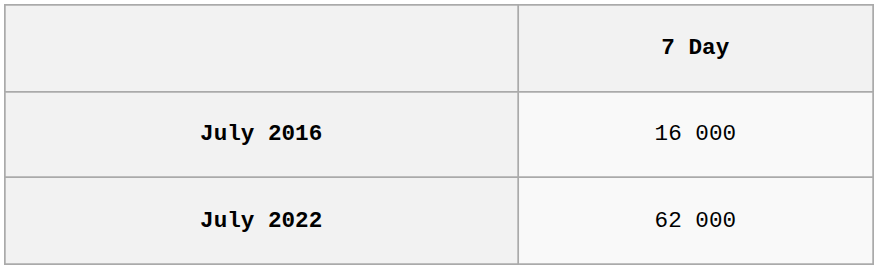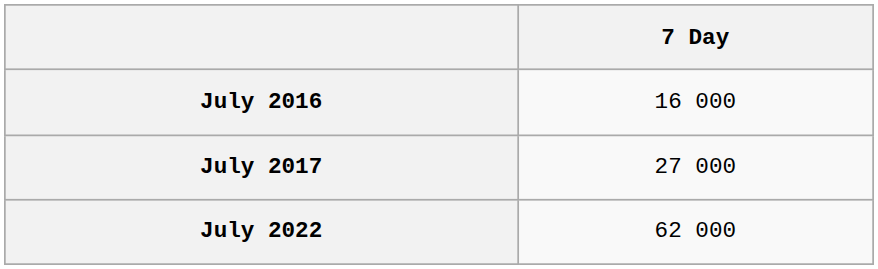+ row: (261, 167)
